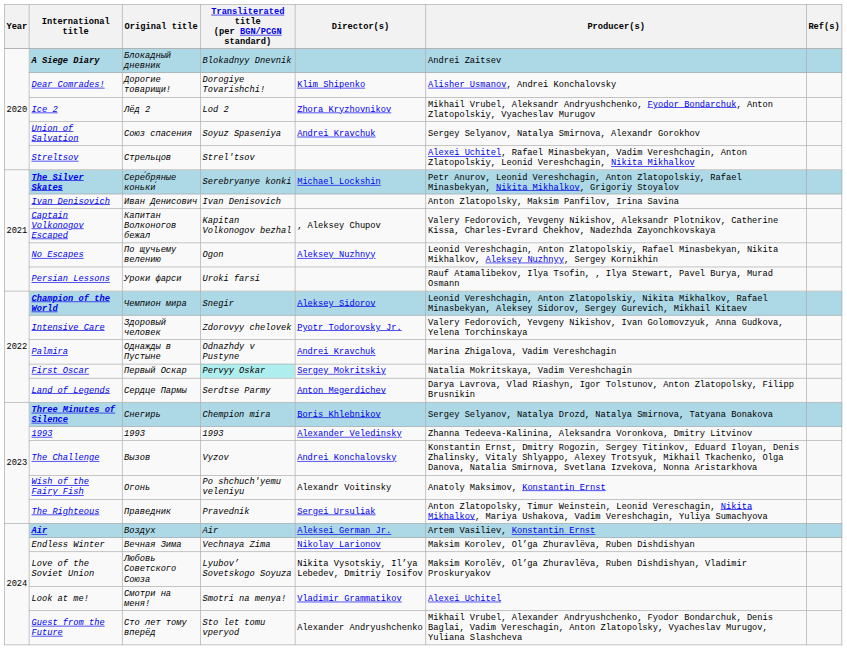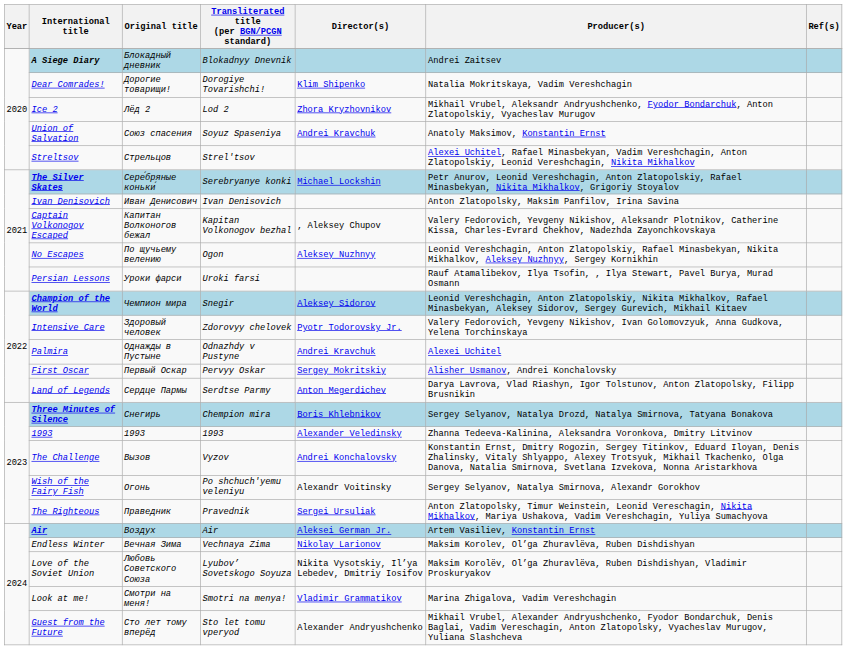(522, 85) Alisher Usmanov, Andrei Konchalovsky -> (530, 85) Natalia Mokritskaya, Vadim Vereshchagin
(564, 134) Sergey Selyanov, Natalya Smirnova, Alexandr Gorokhov -> (517, 134) Anatoly Maksimov, Konstantin Ernst
(522, 352) Marina Zhigalova, Vadim Vereshchagin -> (465, 352) Alexei Uchitel
(234, 371) paleturquoise background -> (234, 371) no background
(530, 371) Natalia Mokritskaya, Vadim Vereshchagin -> (522, 371) Alisher Usmanov, Andrei Konchalovsky
(517, 487) Anatoly Maksimov, Konstantin Ernst -> (564, 487) Sergey Selyanov, Natalya Smirnova, Alexandr Gorokhov
(465, 598) Alexei Uchitel -> (522, 598) Marina Zhigalova, Vadim Vereshchagin
